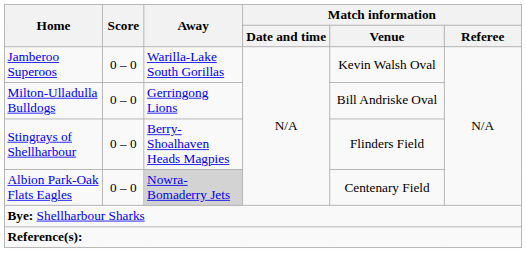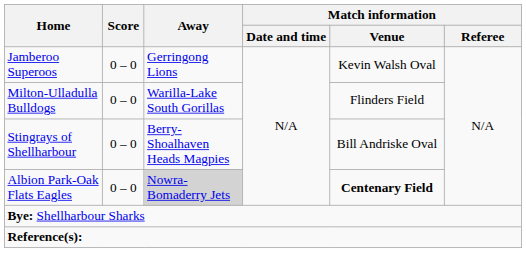(186, 64) Warilla-Lake South Gorillas -> (178, 64) Gerringong Lions
(178, 100) Gerringong Lions -> (186, 100) Warilla-Lake South Gorillas
(387, 100) Bill Andriske Oval -> (387, 100) Flinders Field
(387, 144) Flinders Field -> (387, 144) Bill Andriske Oval
(387, 187) normal -> (387, 187) bold
